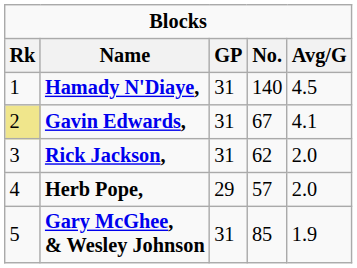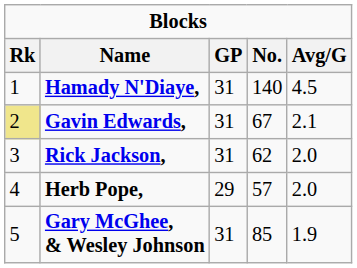(305, 122) 4.1 -> (305, 122) 2.1
